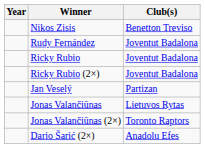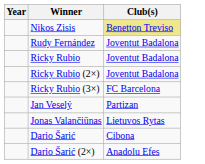(159, 27) no background -> (140, 27) khaki background
+ row: (65, 89)
- row: (76, 120)
+ row: (53, 136)
